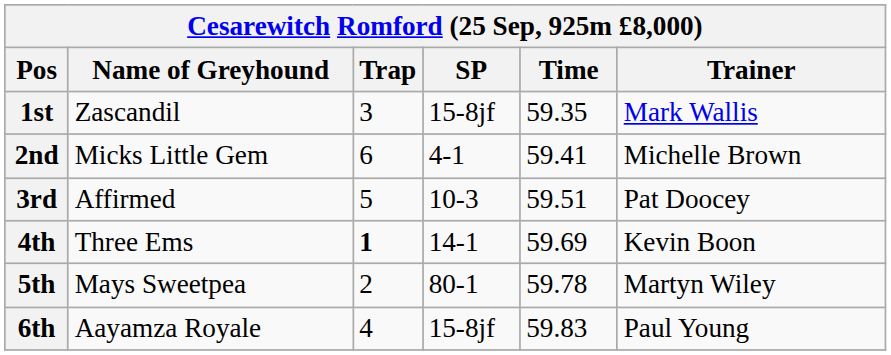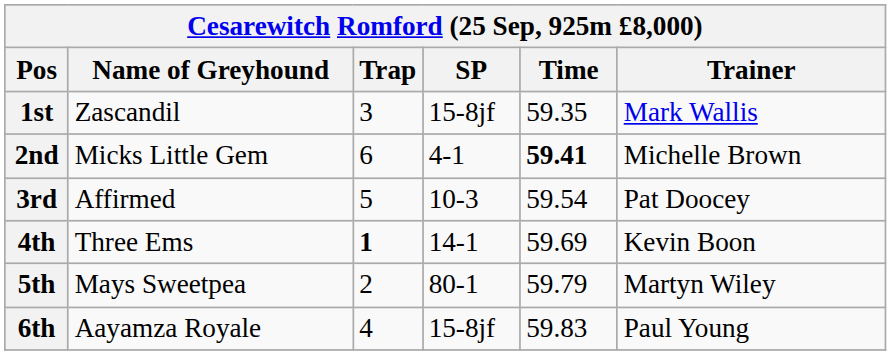(557, 155) normal -> (557, 155) bold
(557, 198) 59.51 -> (557, 198) 59.54
(557, 284) 59.78 -> (557, 284) 59.79
